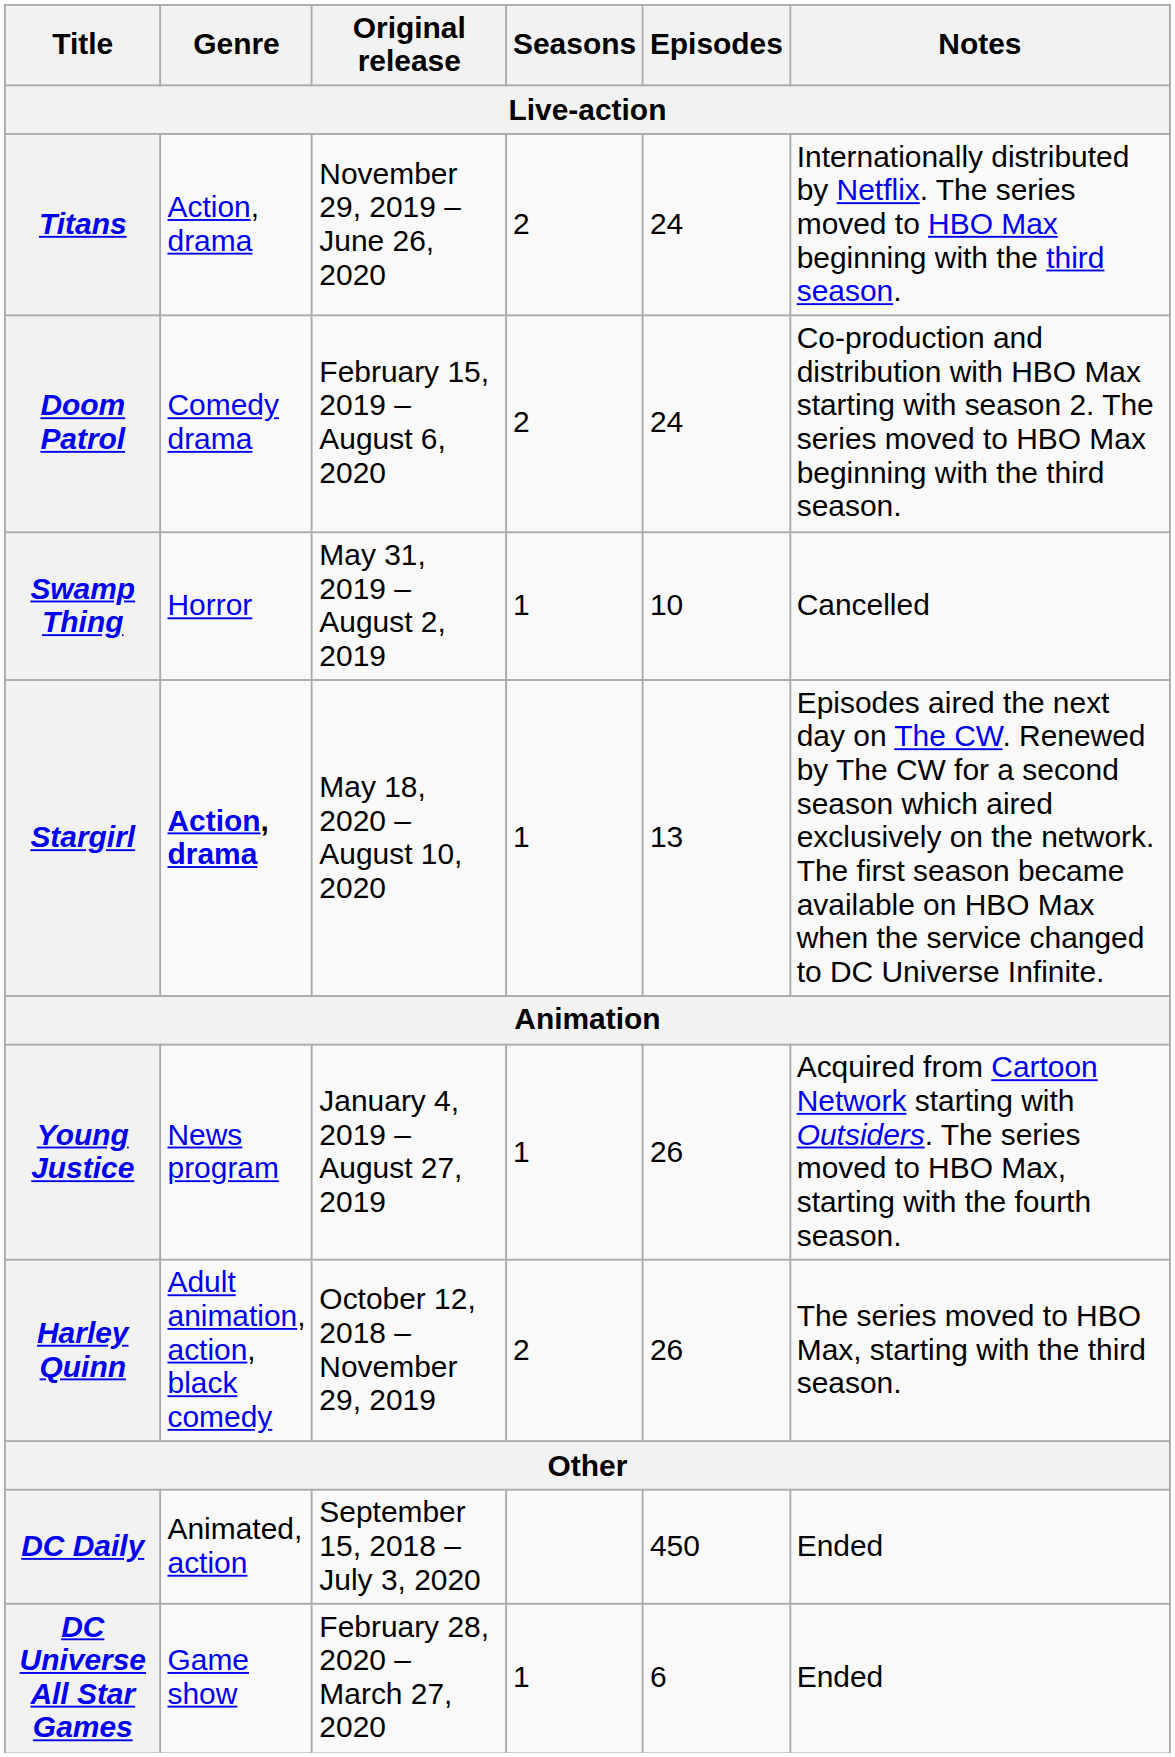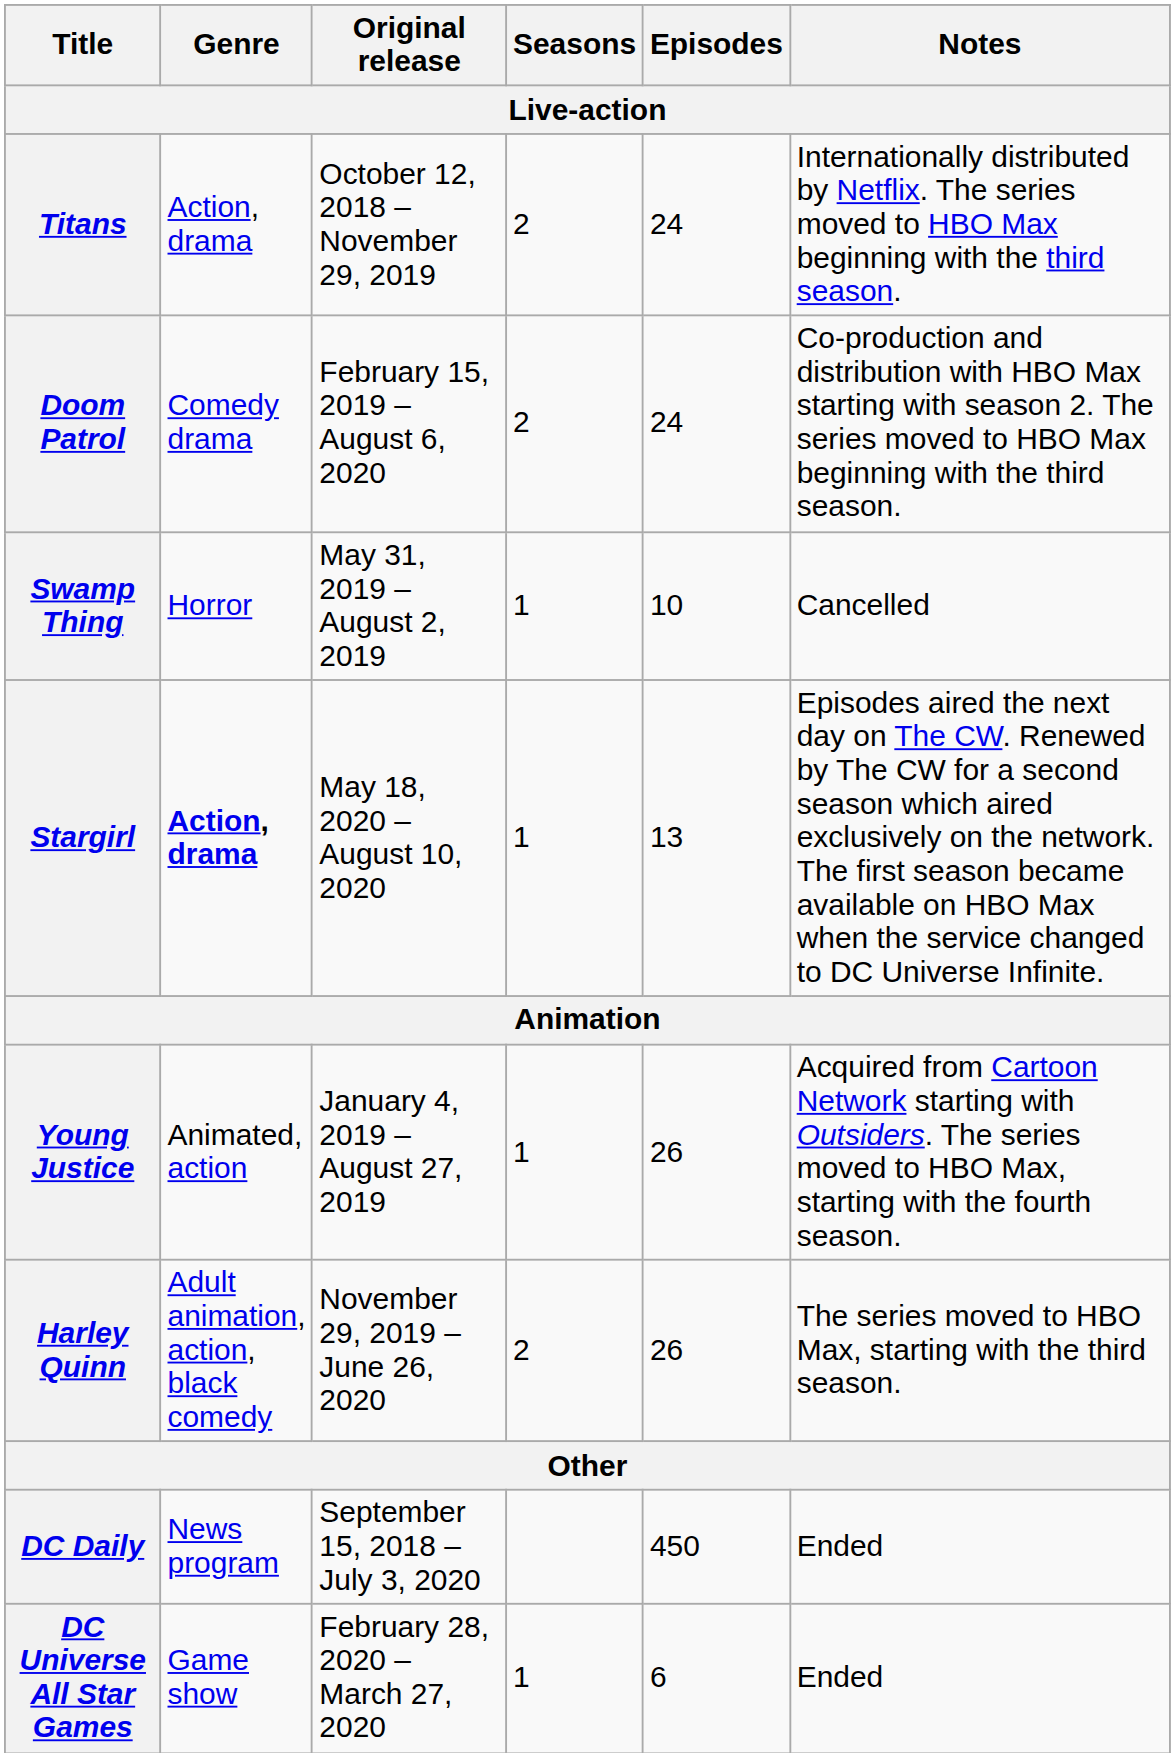(390, 224) November 29, 2019 – June 26, 2020 -> (398, 224) October 12, 2018 – November 29, 2019
(223, 1151) News program -> (235, 1151) Animated, action
(398, 1350) October 12, 2018 – November 29, 2019 -> (390, 1350) November 29, 2019 – June 26, 2020
(235, 1546) Animated, action -> (223, 1546) News program
